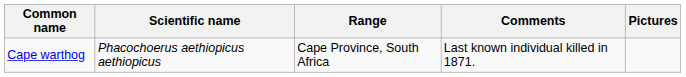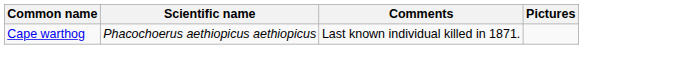- column: (368, 21)
